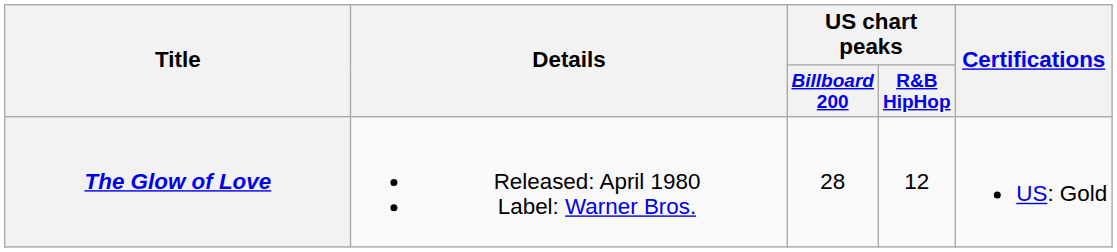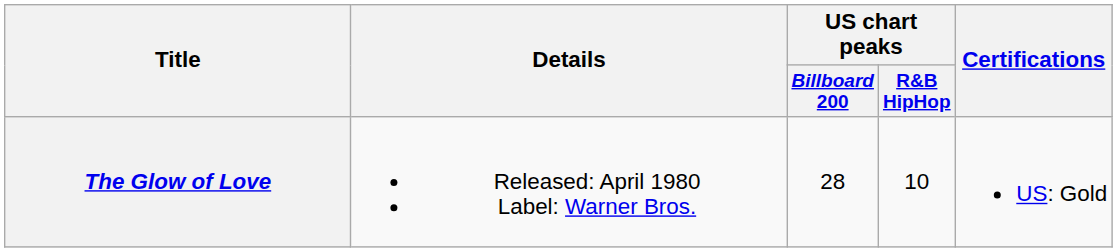(917, 181) 12 -> (917, 181) 10
